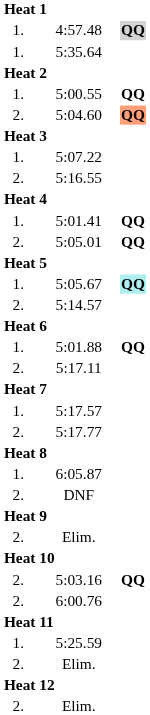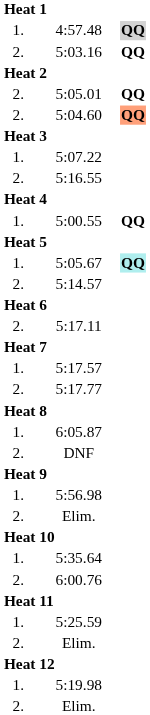rows swapped: (18, 579) <-> (18, 51)
rows swapped: (18, 94) <-> (18, 241)
- row: (18, 220)
- row: (18, 347)
+ row: (18, 495)
+ row: (18, 685)
